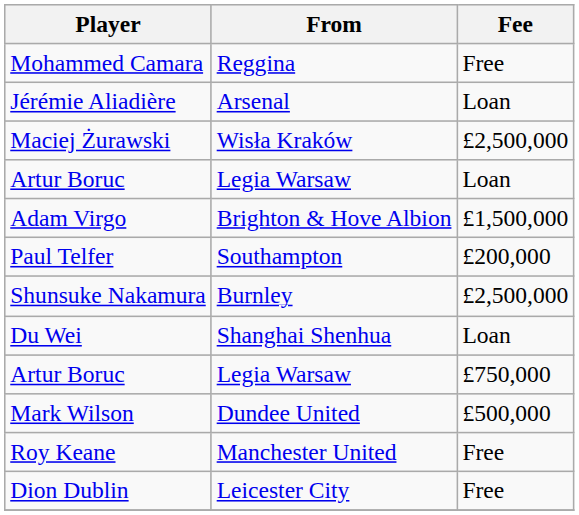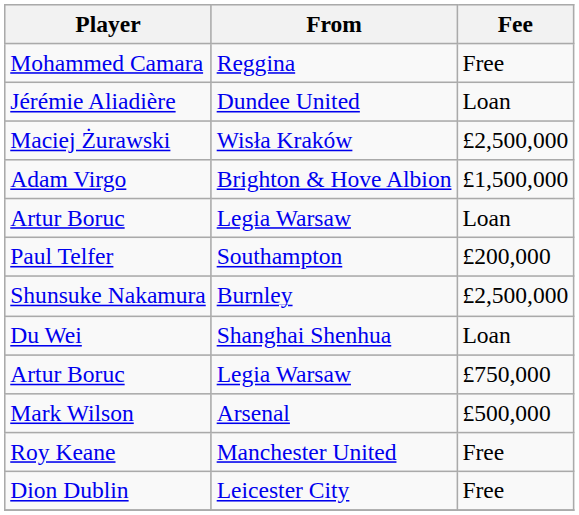(253, 101) Arsenal -> (288, 101) Dundee United
rows swapped: (67, 179) <-> (68, 218)
(288, 412) Dundee United -> (253, 412) Arsenal
